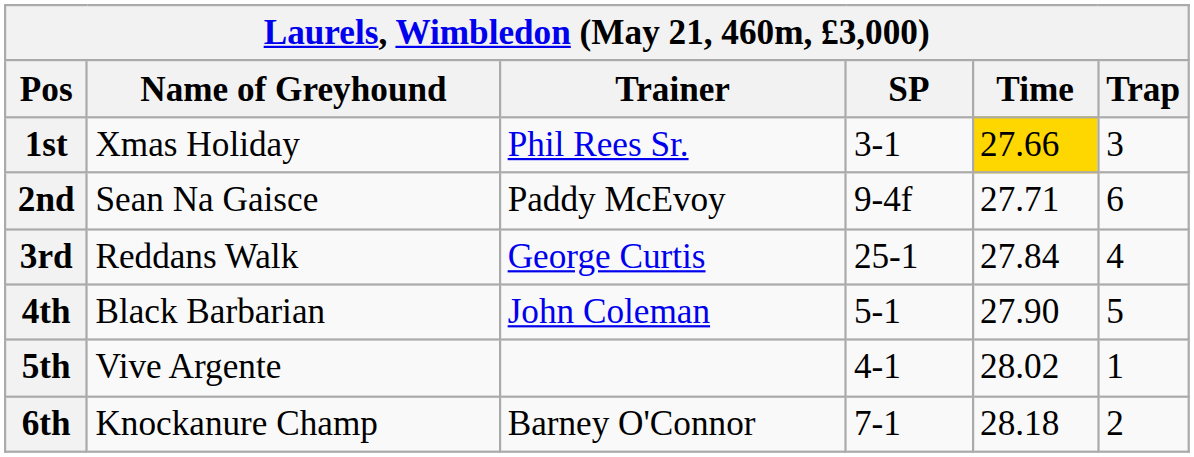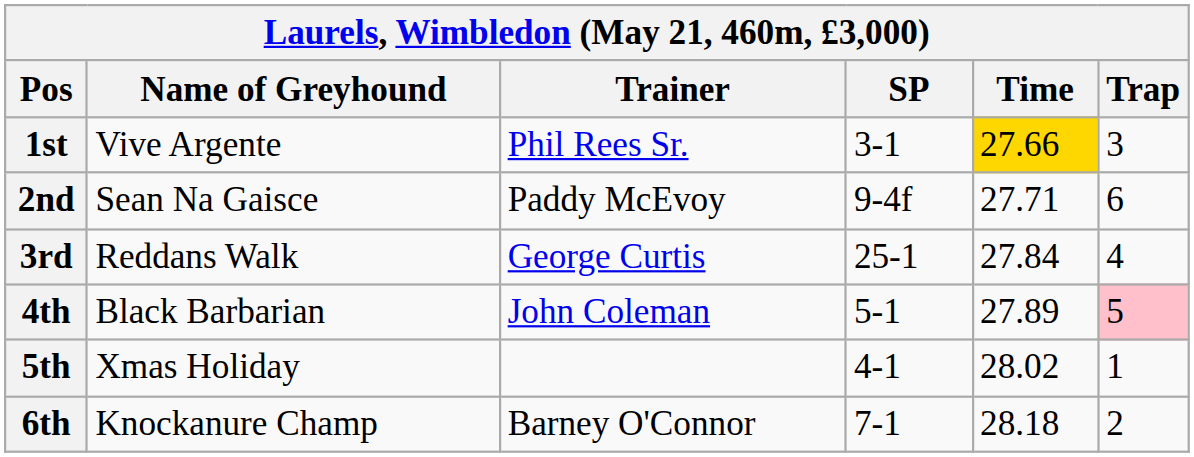(198, 144) Xmas Holiday -> (188, 144) Vive Argente
(1020, 311) 27.90 -> (1020, 311) 27.89
(1115, 311) no background -> (1115, 311) pink background
(188, 367) Vive Argente -> (198, 367) Xmas Holiday
